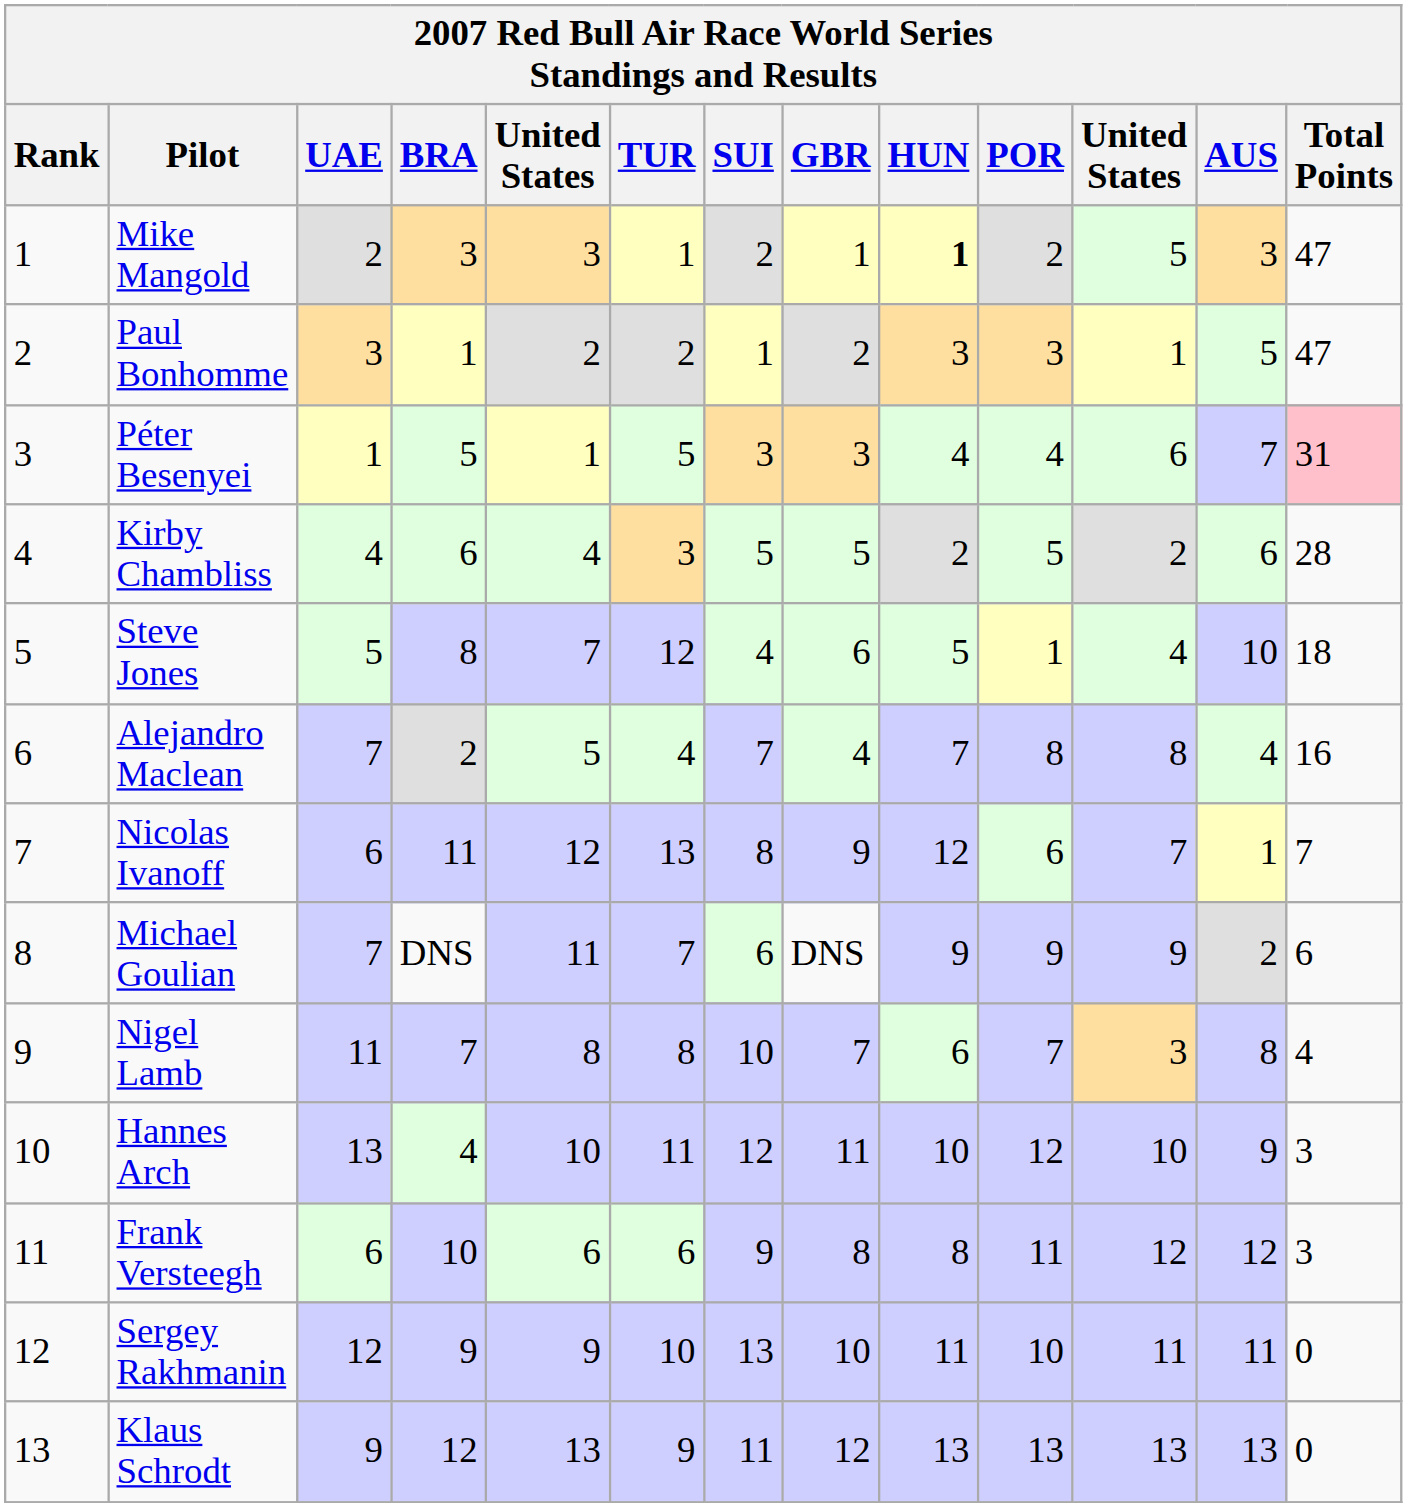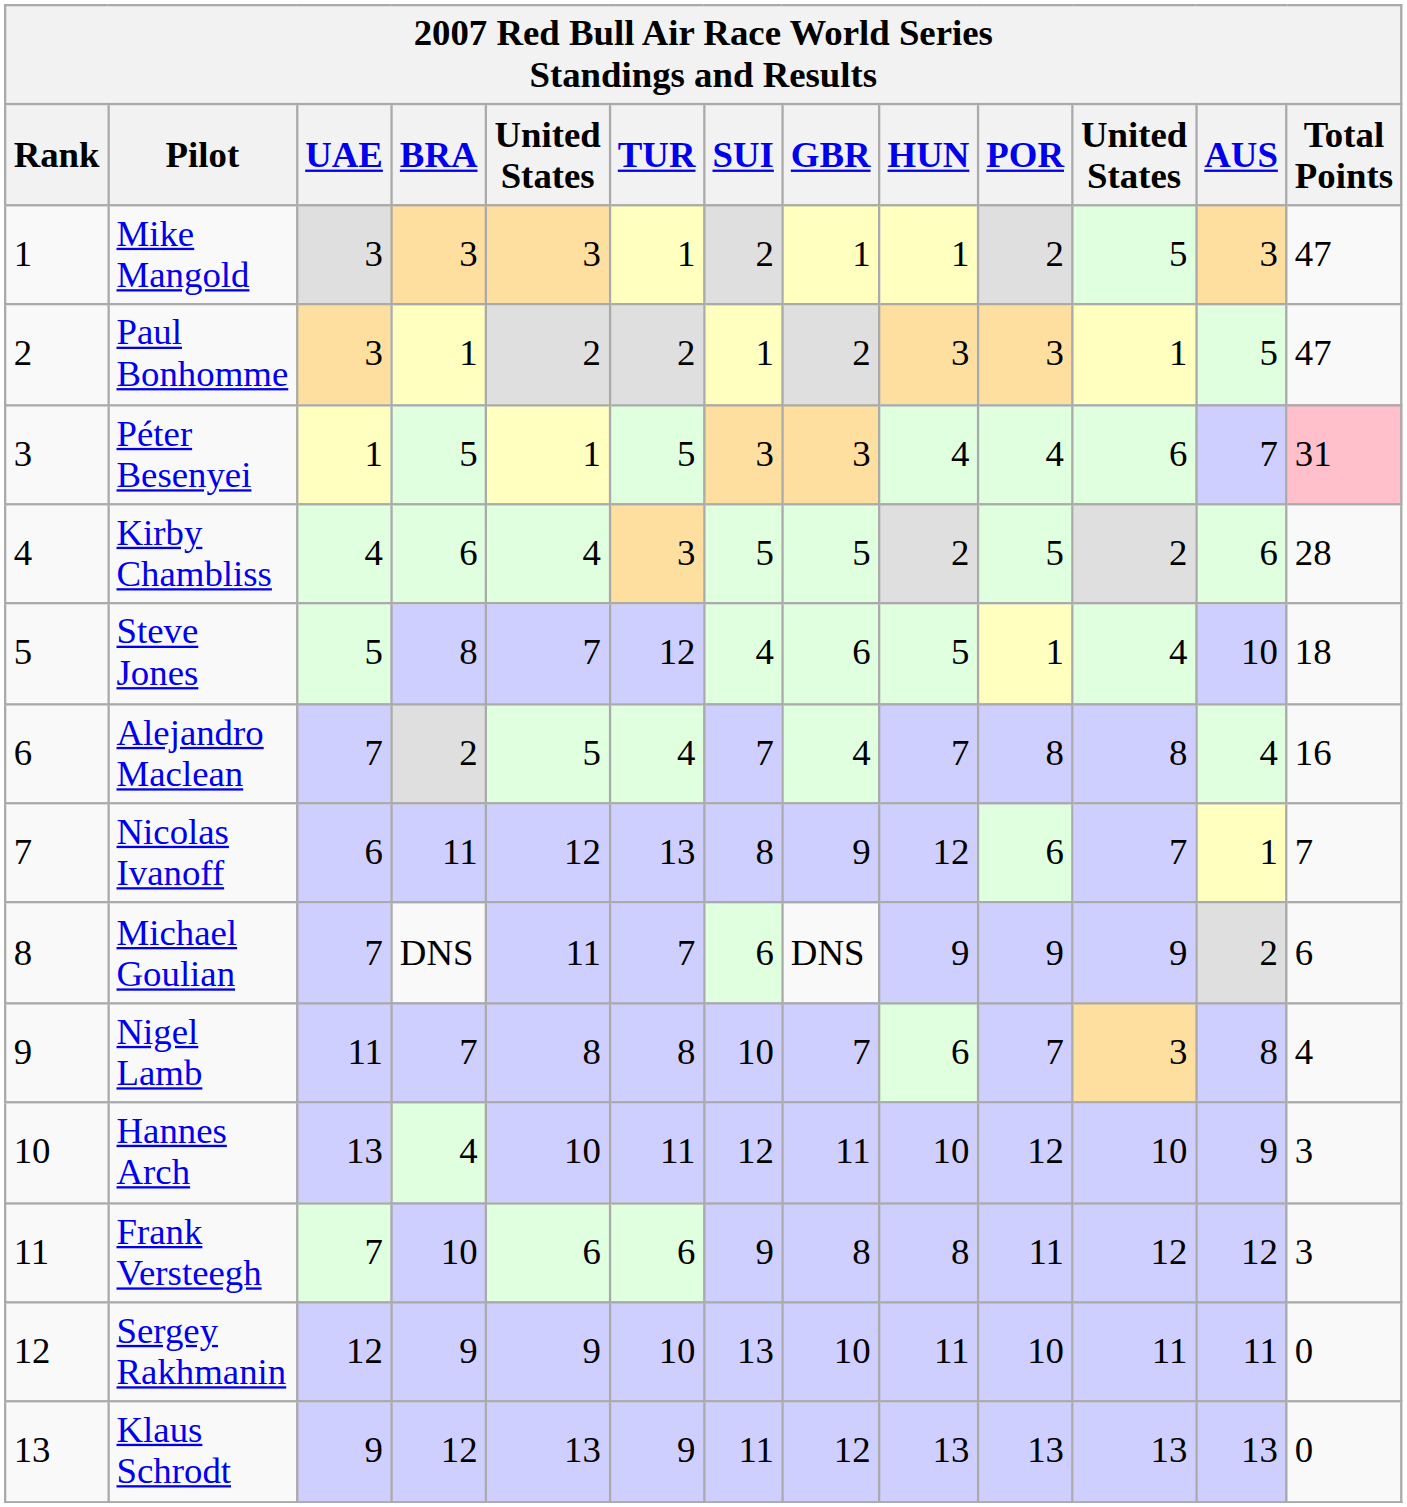(374, 253) 2 -> (374, 253) 3
(960, 253) bold -> (960, 253) normal
(374, 1251) 6 -> (374, 1251) 7
